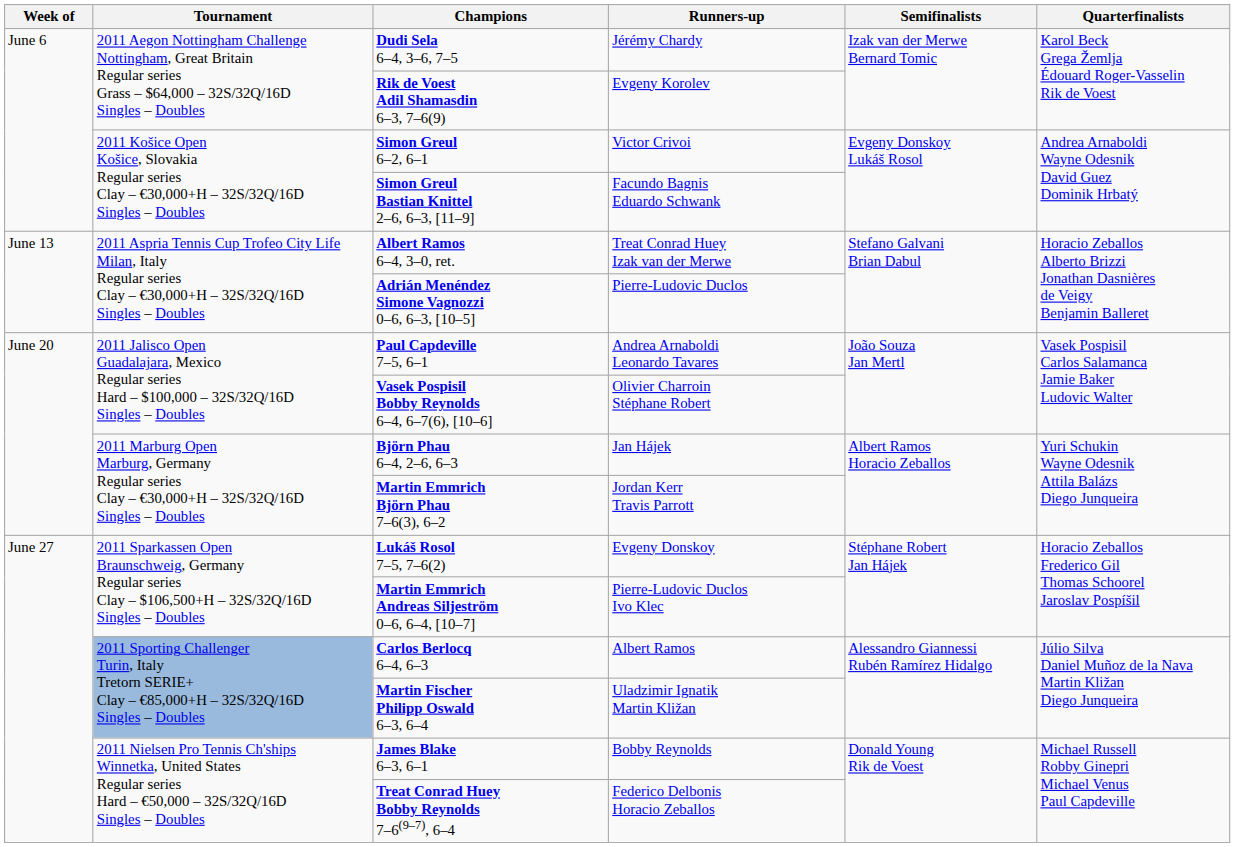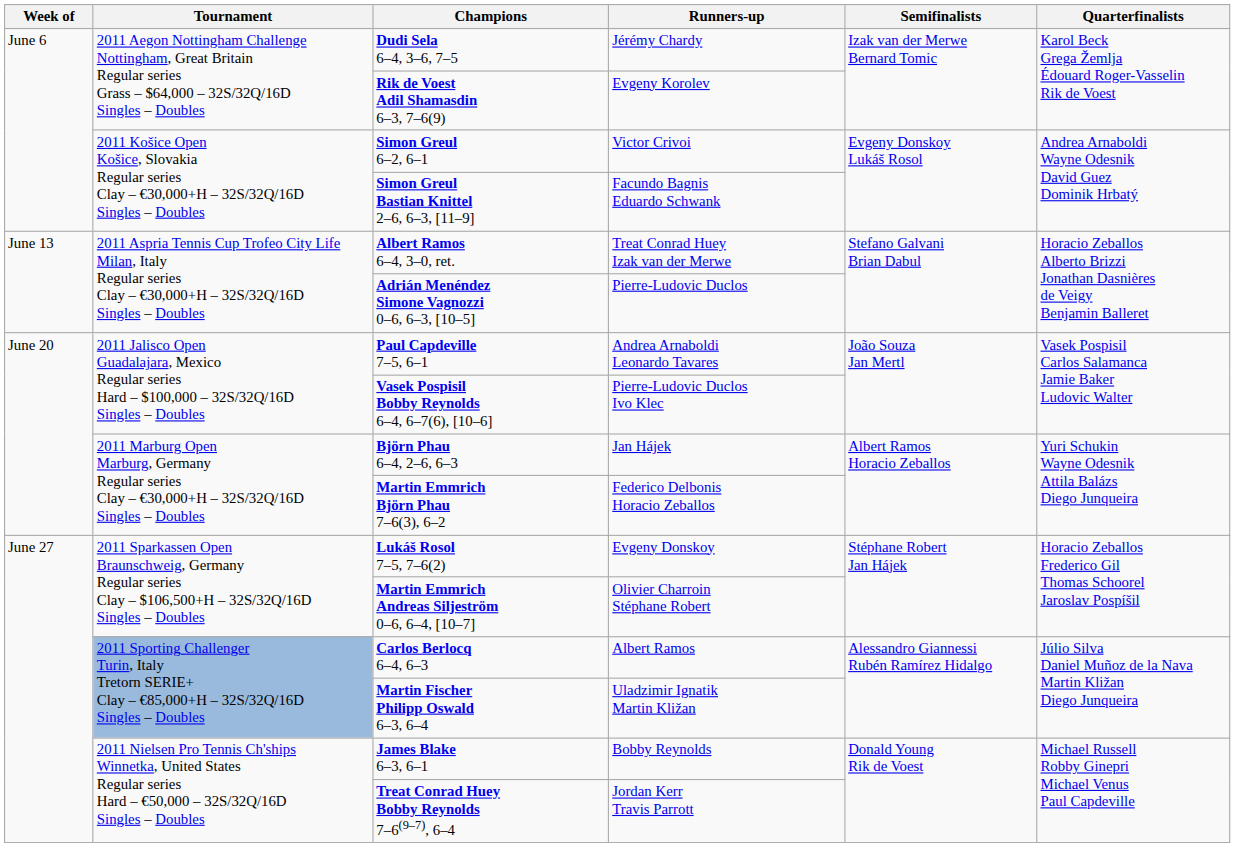(661, 395) Olivier Charroin Stéphane Robert -> (680, 395) Pierre-Ludovic Duclos Ivo Klec
(653, 496) Jordan Kerr Travis Parrott -> (667, 496) Federico Delbonis Horacio Zeballos
(680, 597) Pierre-Ludovic Duclos Ivo Klec -> (661, 597) Olivier Charroin Stéphane Robert
(667, 800) Federico Delbonis Horacio Zeballos -> (653, 800) Jordan Kerr Travis Parrott
